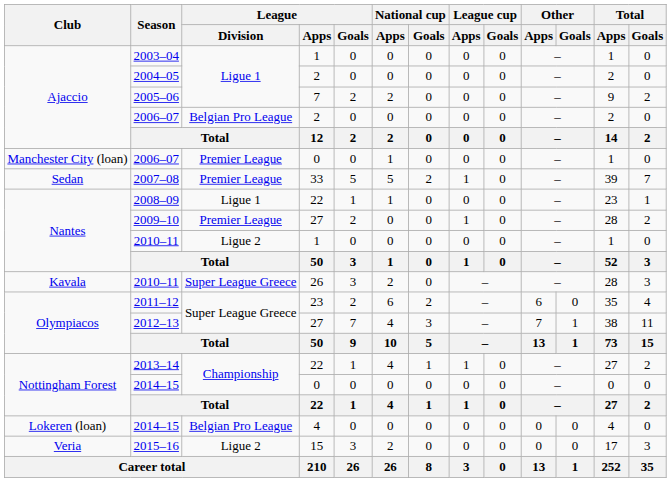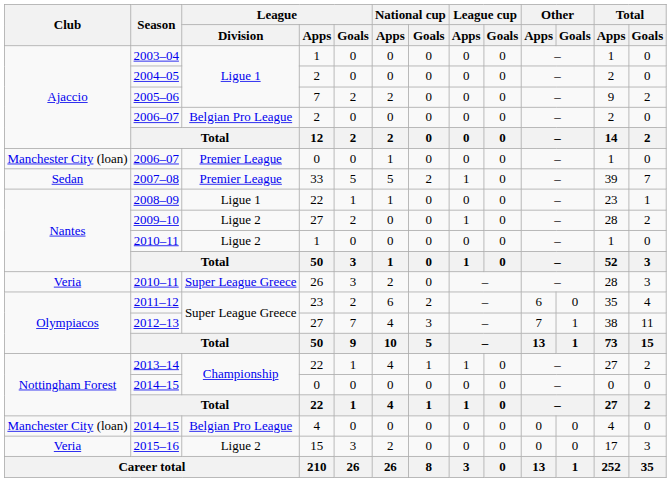(241, 220) Premier League -> (241, 220) Ligue 2
(67, 281) Kavala -> (67, 281) Veria
(67, 425) Lokeren (loan) -> (67, 425) Manchester City (loan)
